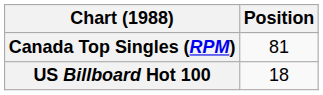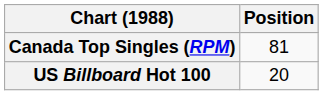(279, 75) 18 -> (279, 75) 20
